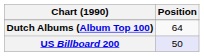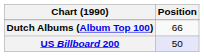(177, 28) 64 -> (177, 28) 66
